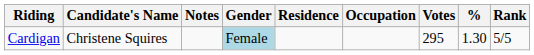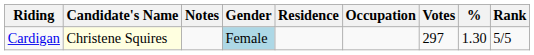(117, 38) no background -> (117, 38) lightyellow background
(433, 38) 295 -> (433, 38) 297
